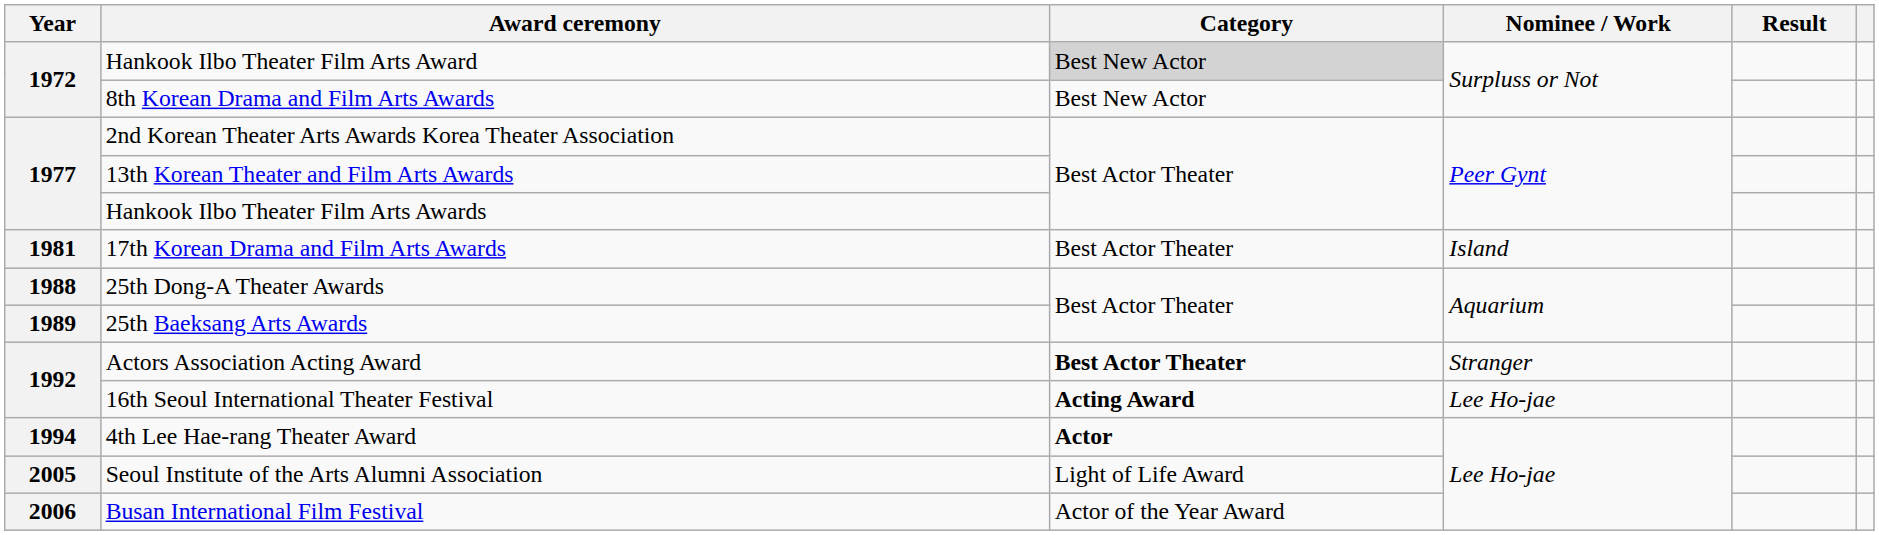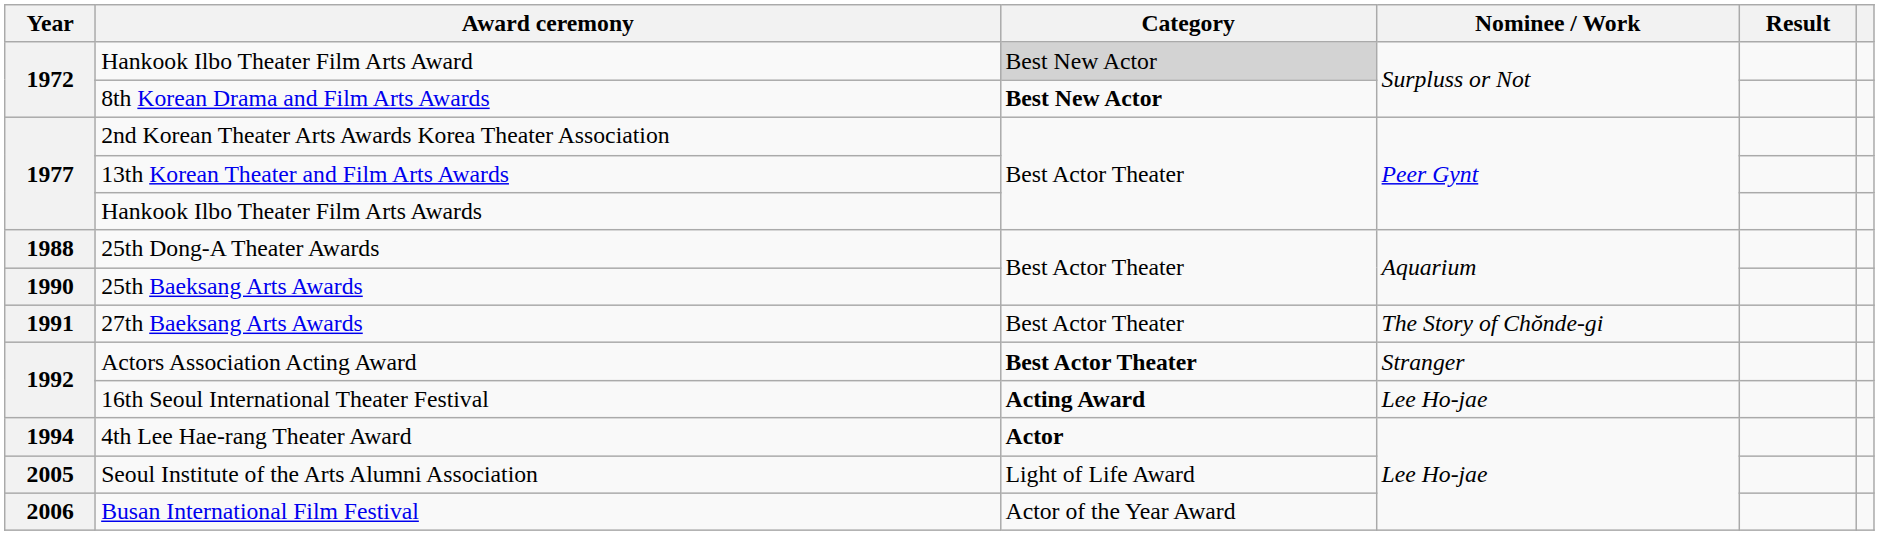(1130, 98) normal -> (1084, 98) bold
- row: (306, 248)
(52, 323) 1989 -> (50, 286) 1990
+ row: (232, 323)
